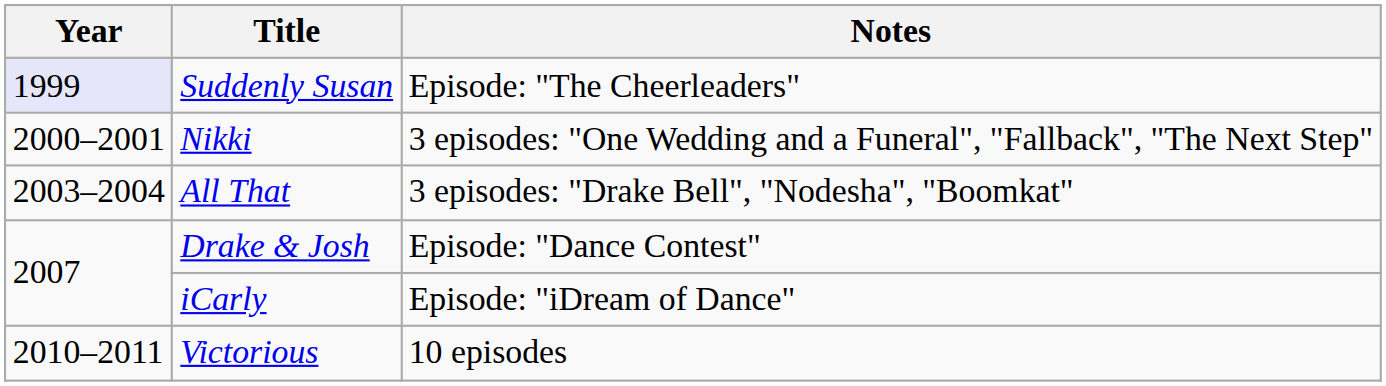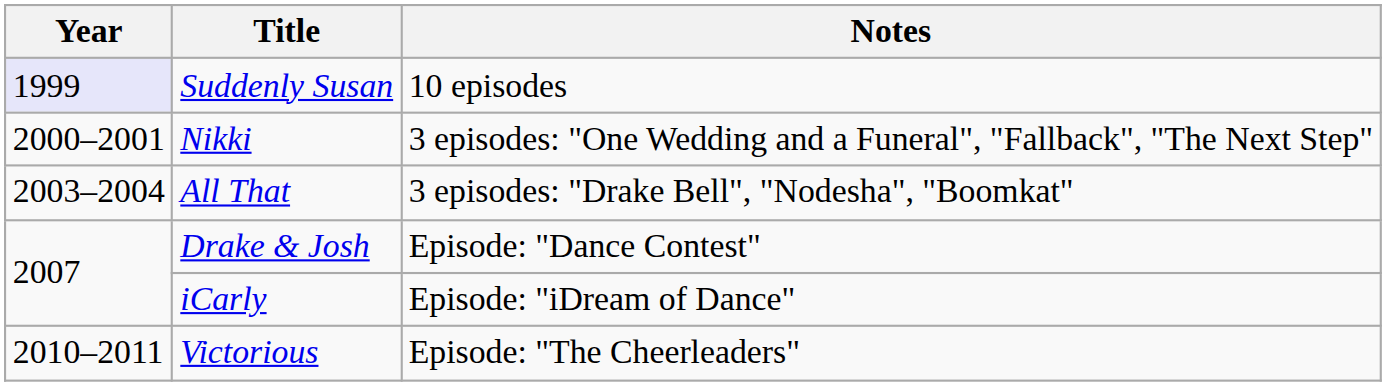(604, 84) Episode: "The Cheerleaders" -> (488, 84) 10 episodes
(488, 352) 10 episodes -> (604, 352) Episode: "The Cheerleaders"
